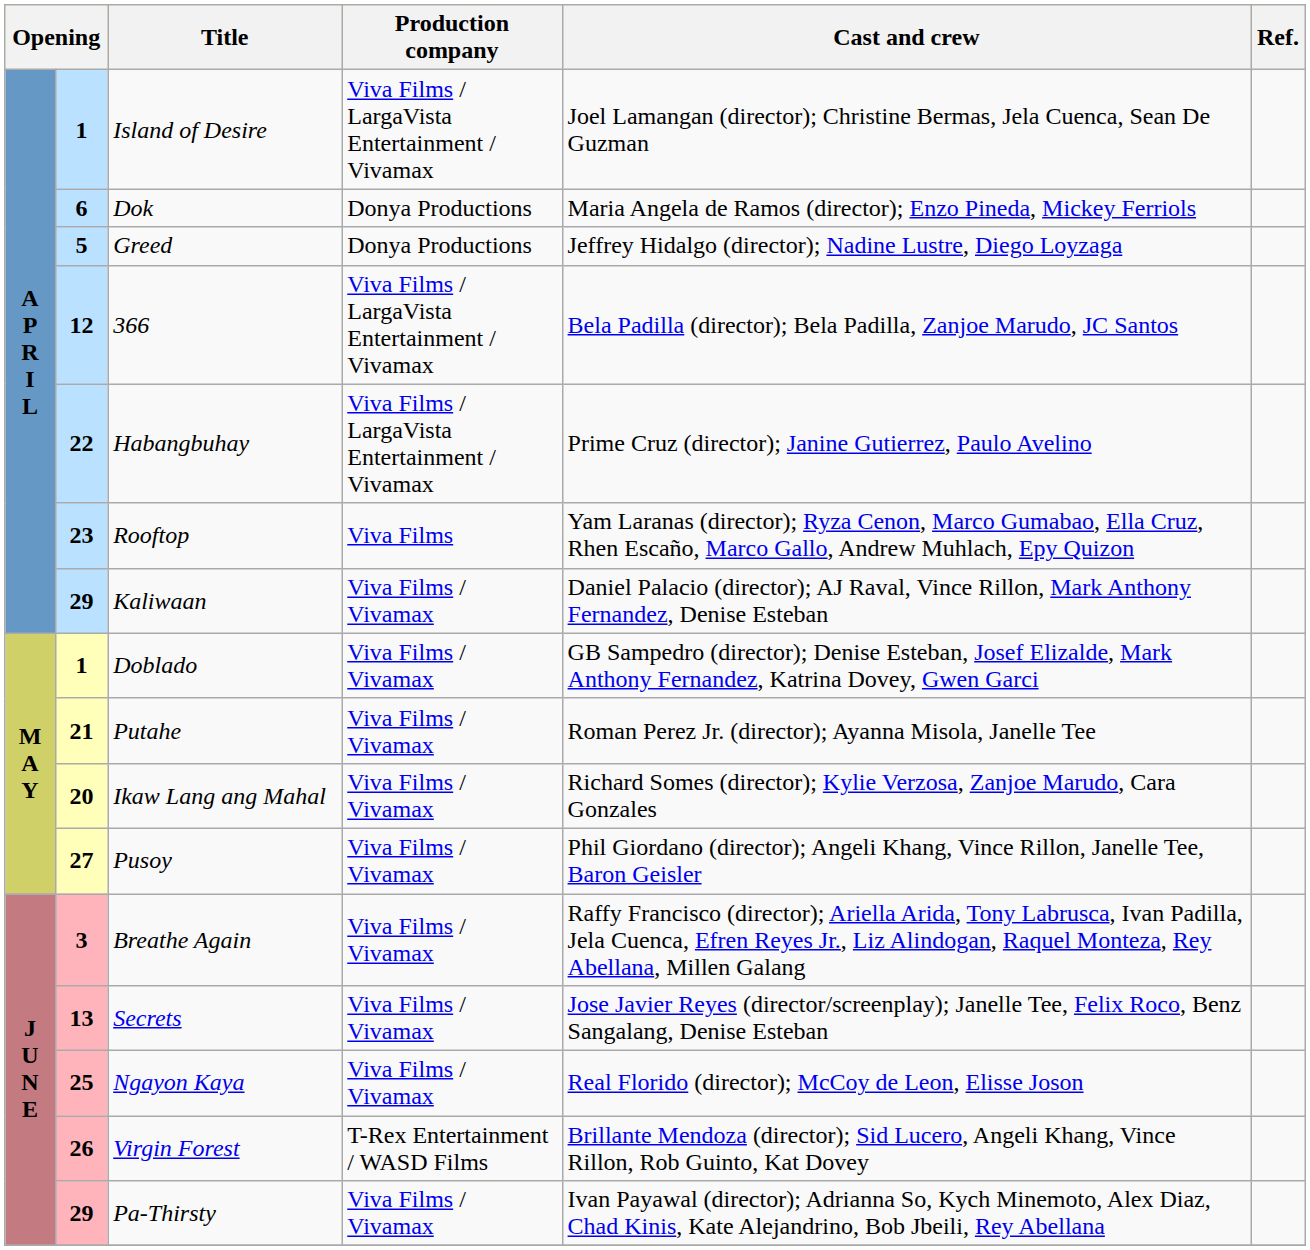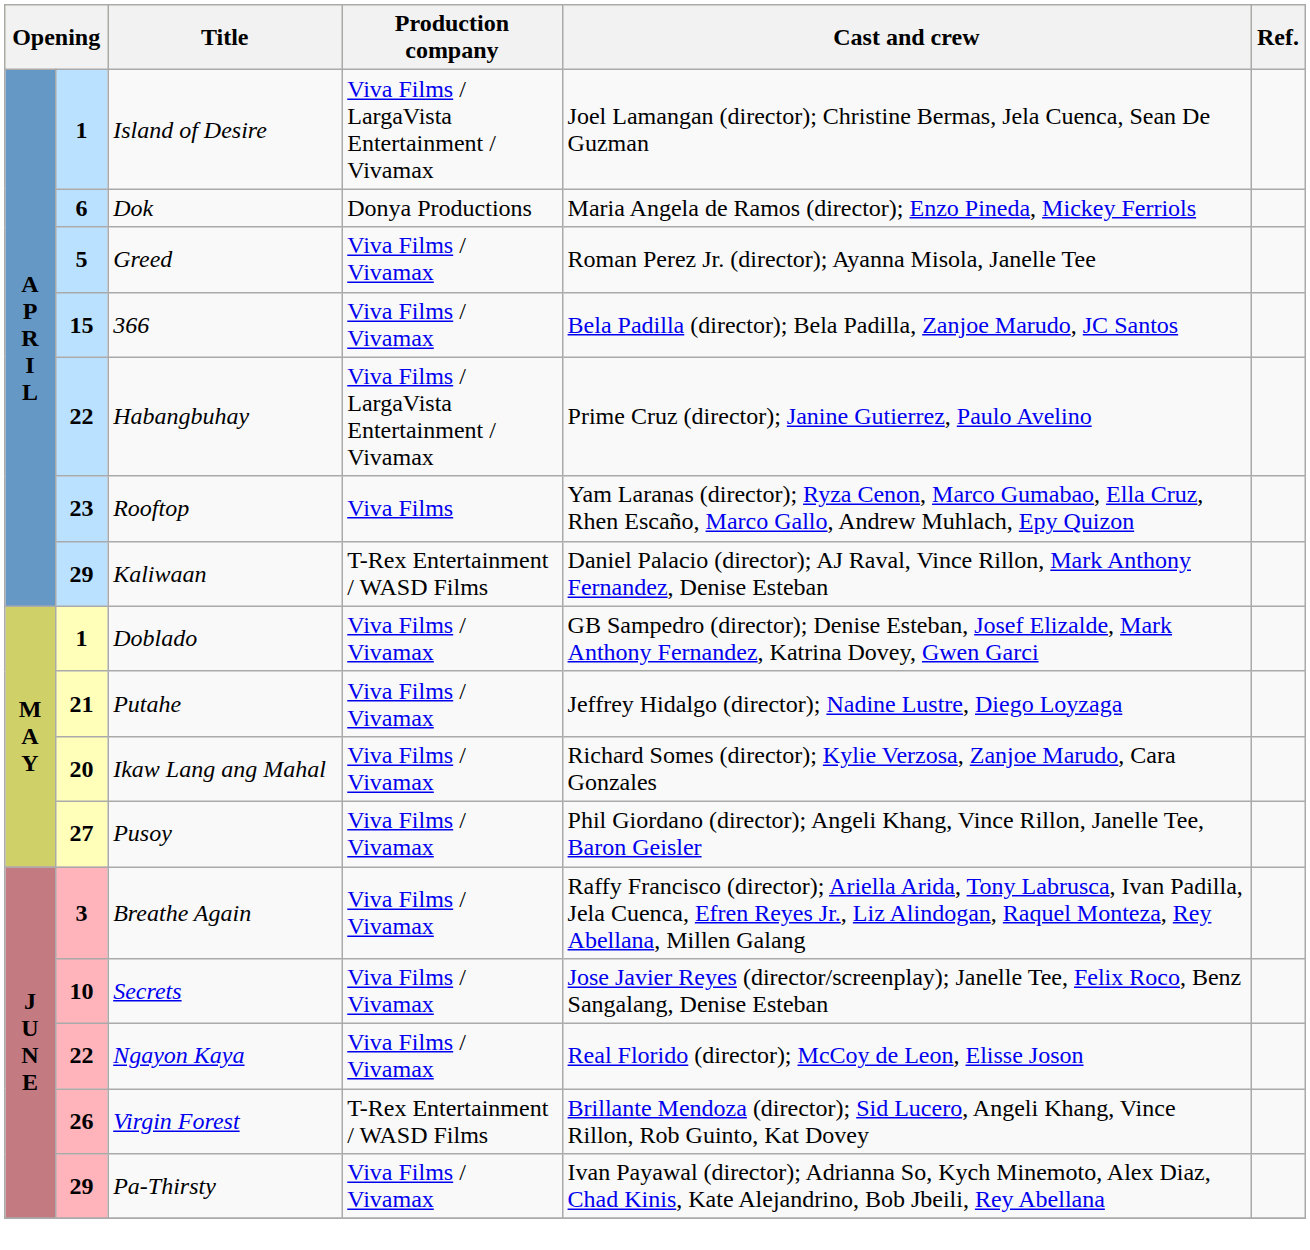(440, 245) Donya Productions -> (407, 259) Viva Films / Vivamax
(845, 245) Jeffrey Hidalgo (director); Nadine Lustre, Diego Loyzaga -> (832, 259) Roman Perez Jr. (director); Ayanna Misola, Janelle Tee
(81, 324) 12 -> (81, 324) 15
(422, 324) Viva Films / LargaVista Entertainment / Vivamax -> (407, 324) Viva Films / Vivamax
(407, 600) Viva Films / Vivamax -> (448, 573) T-Rex Entertainment / WASD Films
(832, 730) Roman Perez Jr. (director); Ayanna Misola, Janelle Tee -> (845, 703) Jeffrey Hidalgo (director); Nadine Lustre, Diego Loyzaga
(81, 1017) 13 -> (81, 990) 10
(81, 1082) 25 -> (81, 1055) 22
